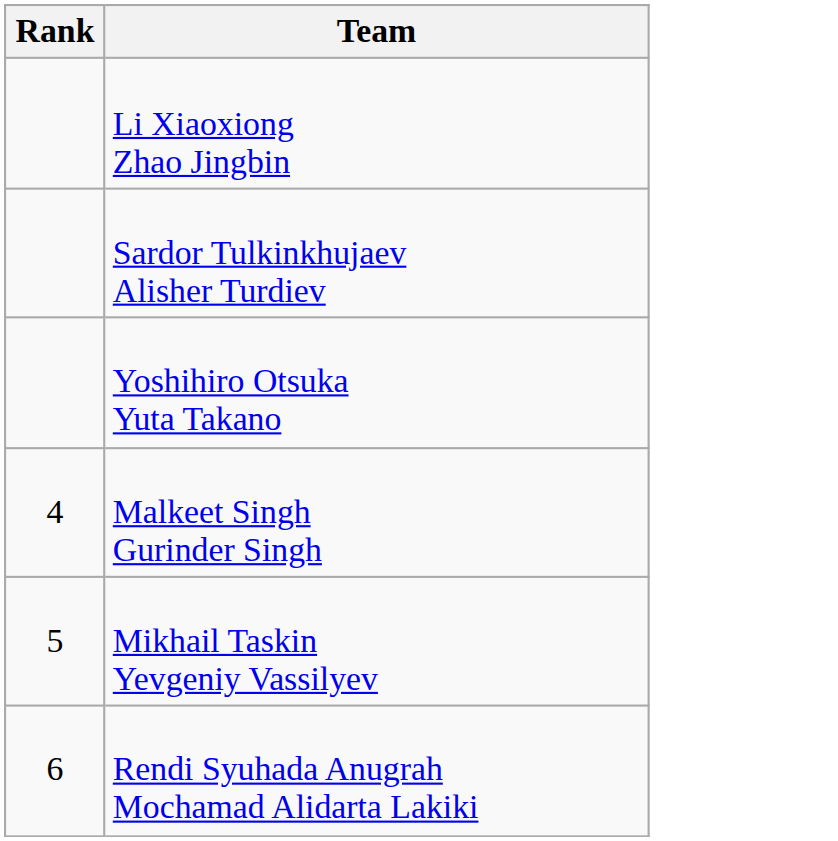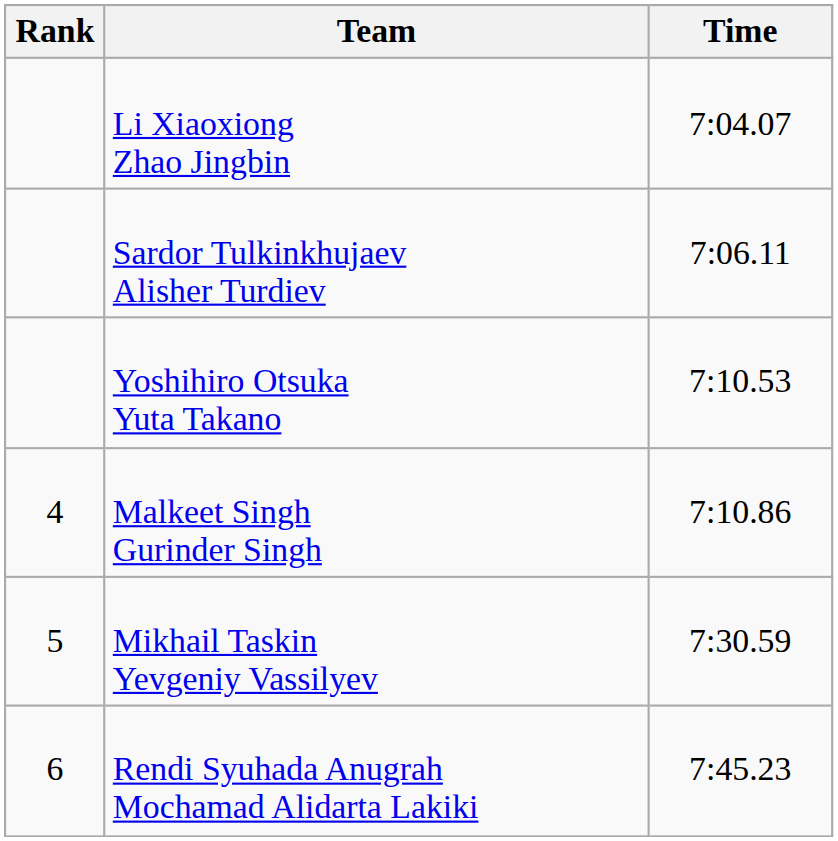+ column: (740, 31)
